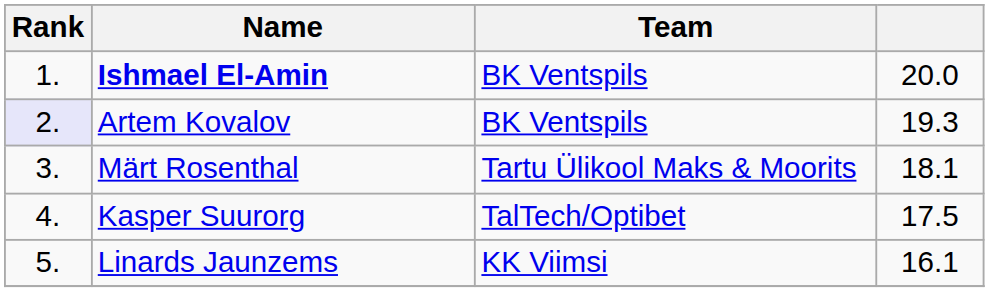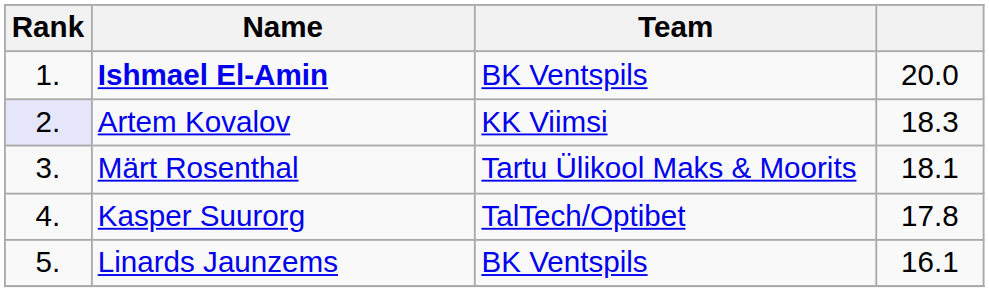(565, 121) BK Ventspils -> (544, 121) KK Viimsi
(930, 121) 19.3 -> (930, 121) 18.3
(930, 215) 17.5 -> (930, 215) 17.8
(544, 262) KK Viimsi -> (565, 262) BK Ventspils
